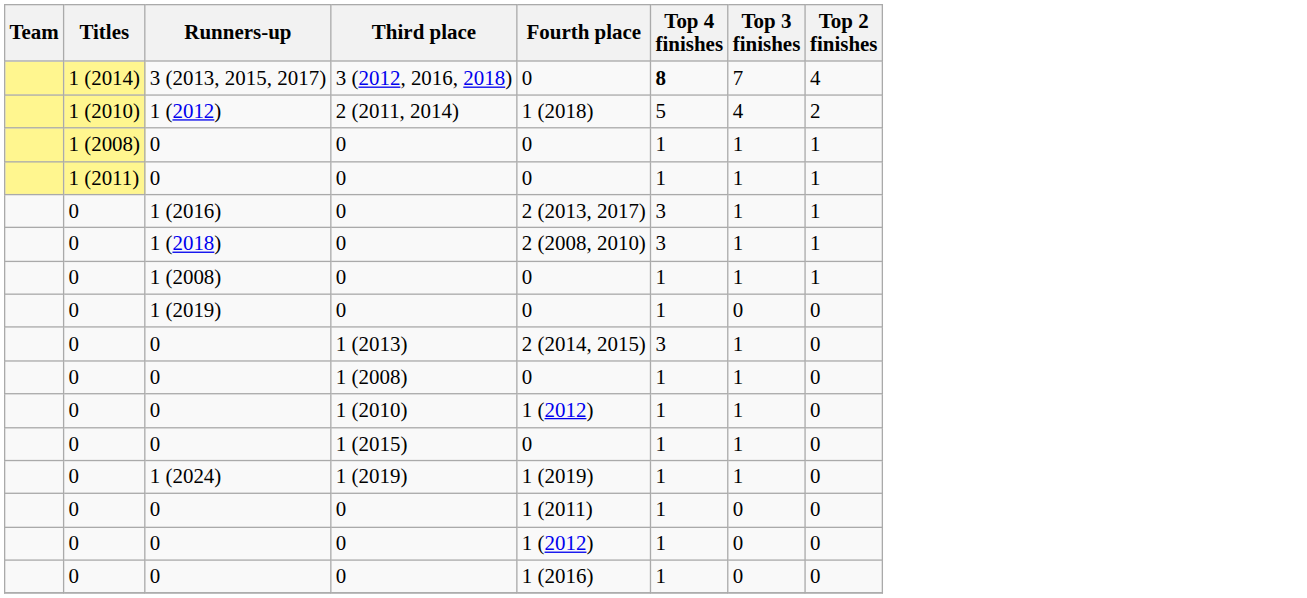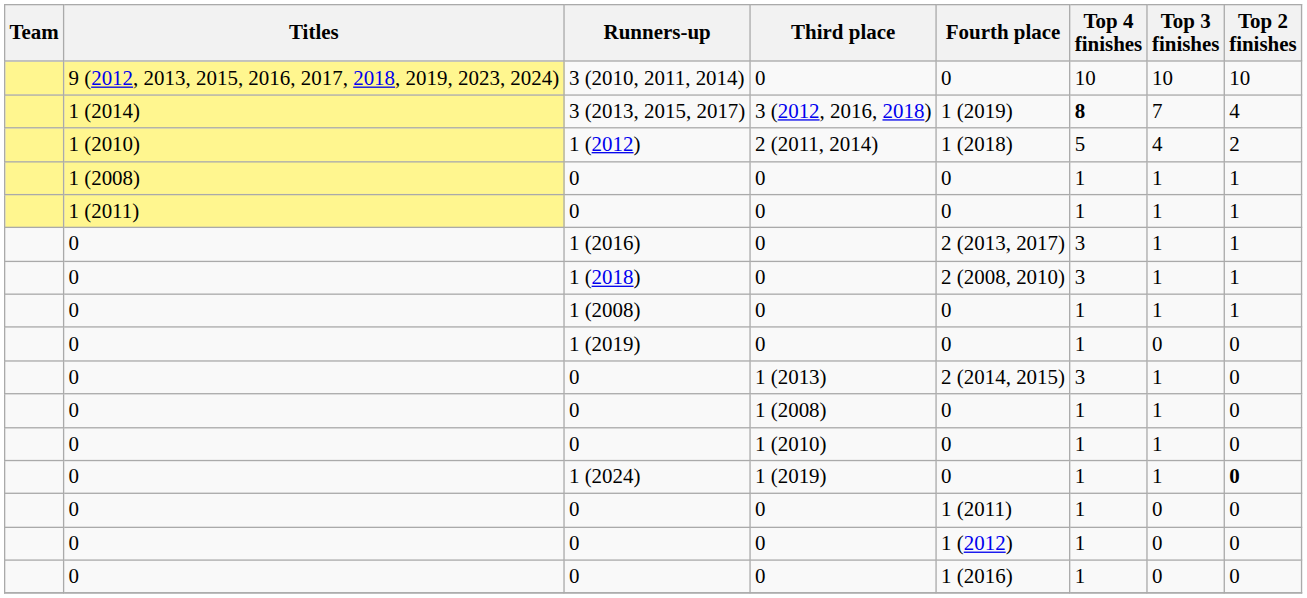+ row: (657, 77)
(527, 77) 0 -> (977, 111) 1 (2019)
(558, 410) 1 (2012) -> (946, 443) 0
- row: (155, 443)
(558, 476) 1 (2019) -> (946, 476) 0
(815, 476) normal -> (1234, 476) bold
